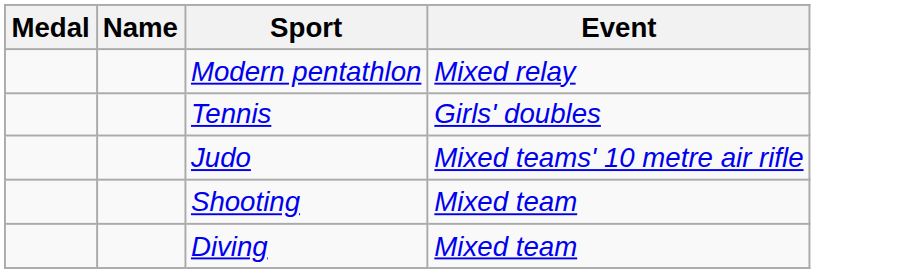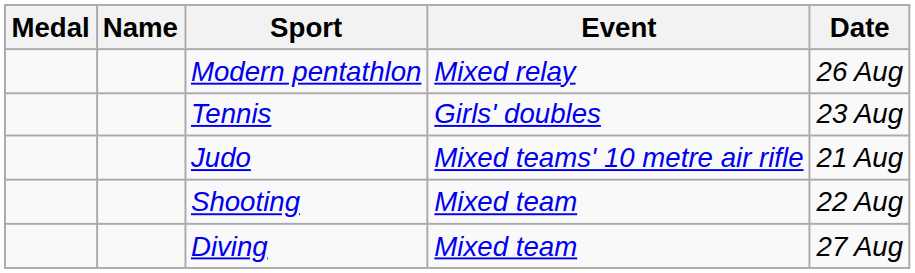+ column: (860, 27)
